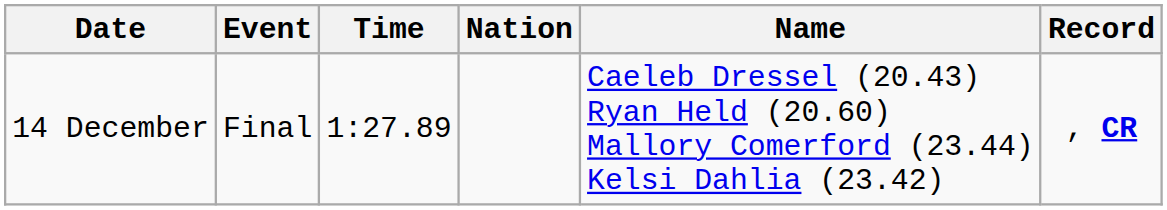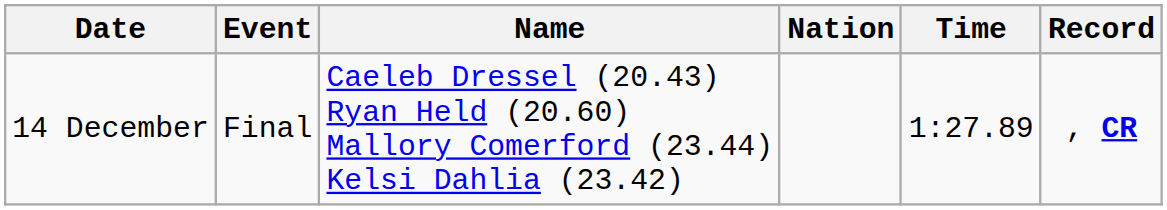columns swapped: (810, 29) <-> (389, 29)
